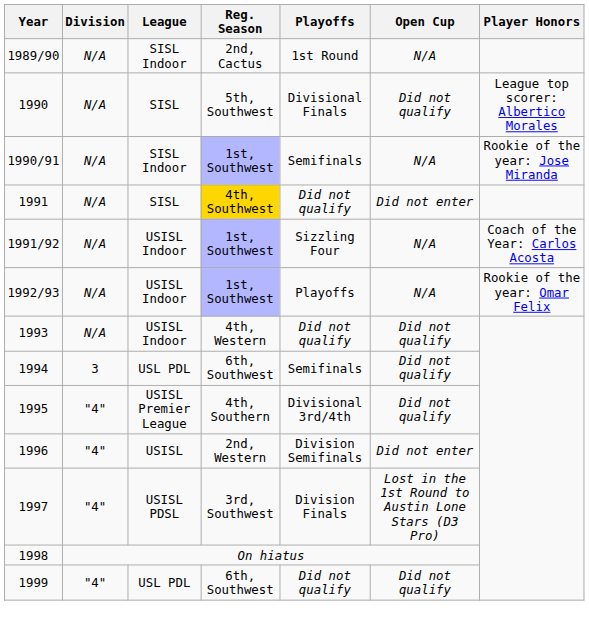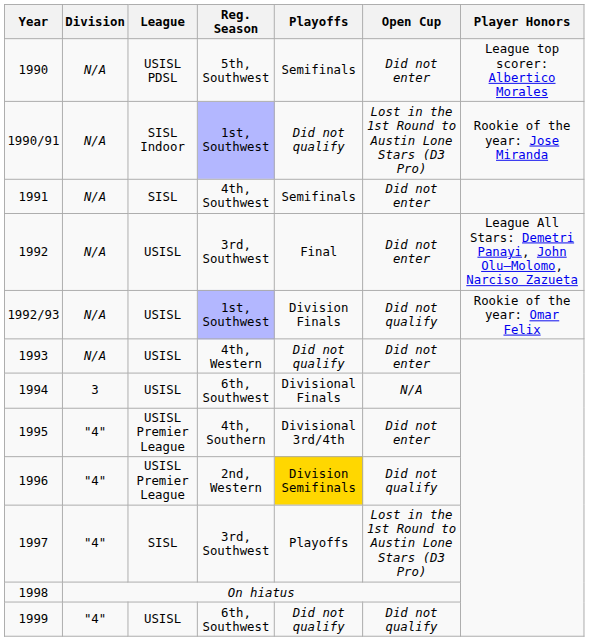- row: (33, 56)
(164, 105) SISL -> (163, 70) USISL PDSL
(325, 105) Divisional Finals -> (319, 70) Semifinals
(425, 105) Did not qualify -> (412, 70) Did not enter
(325, 160) Semifinals -> (319, 140) Did not qualify
(425, 160) N/A -> (412, 140) Lost in the 1st Round to Austin Lone Stars (D3 Pro)
(240, 202) gold background -> (236, 196) no background
(325, 202) Did not qualify -> (319, 196) Semifinals
- row: (33, 243)
+ row: (33, 252)
(164, 292) USISL Indoor -> (163, 315) USISL
(325, 292) Playoffs -> (319, 315) Division Finals
(425, 292) N/A -> (412, 315) Did not qualify
(164, 334) USISL Indoor -> (163, 356) USISL
(425, 334) Did not qualify -> (412, 356) Did not enter
(164, 368) USL PDL -> (163, 391) USISL
(325, 368) Semifinals -> (319, 391) Divisional Finals
(425, 368) Did not qualify -> (412, 391) N/A
(425, 409) Did not qualify -> (412, 432) Did not enter
(164, 451) USISL -> (163, 481) USISL Premier League
(325, 451) no background -> (319, 481) gold background
(425, 451) Did not enter -> (412, 481) Did not qualify
(164, 507) USISL PDSL -> (163, 544) SISL
(325, 507) Division Finals -> (319, 544) Playoffs
(164, 583) USL PDL -> (163, 619) USISL
